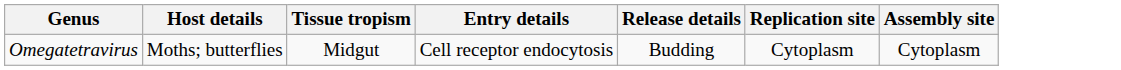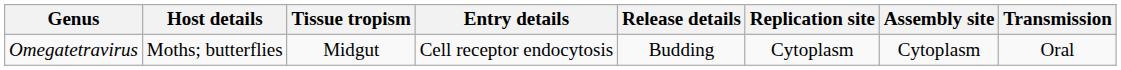+ column: (1057, 19)
